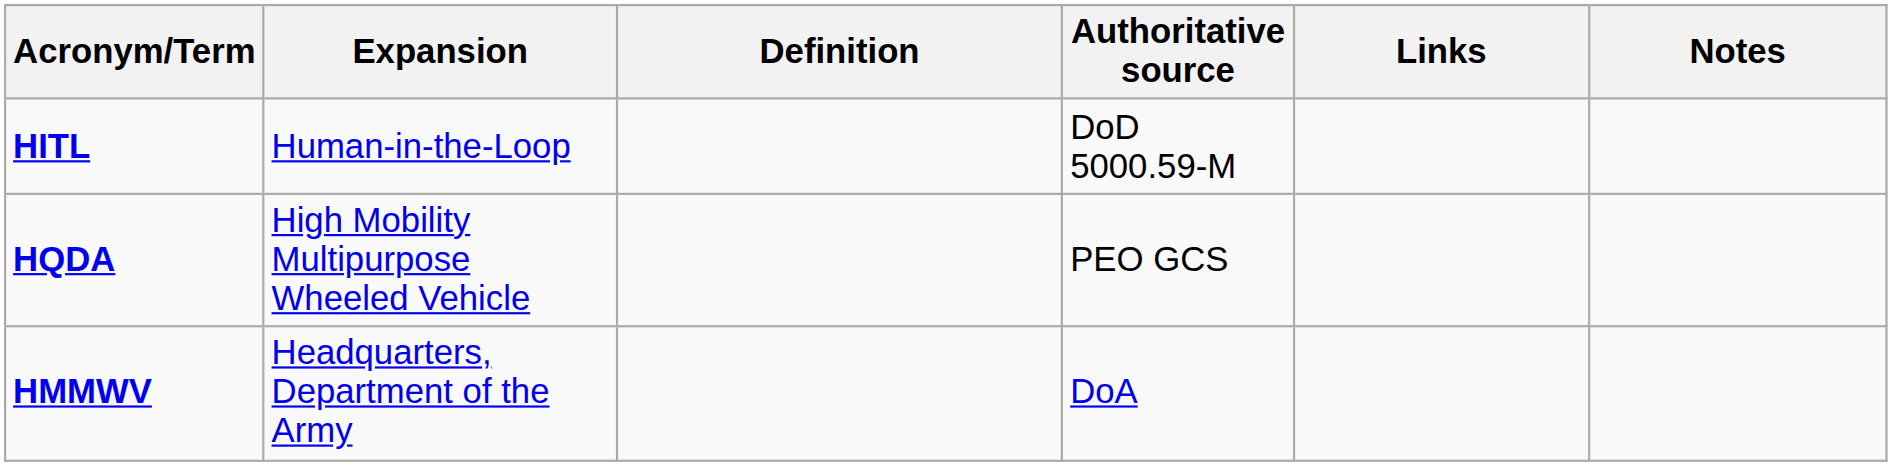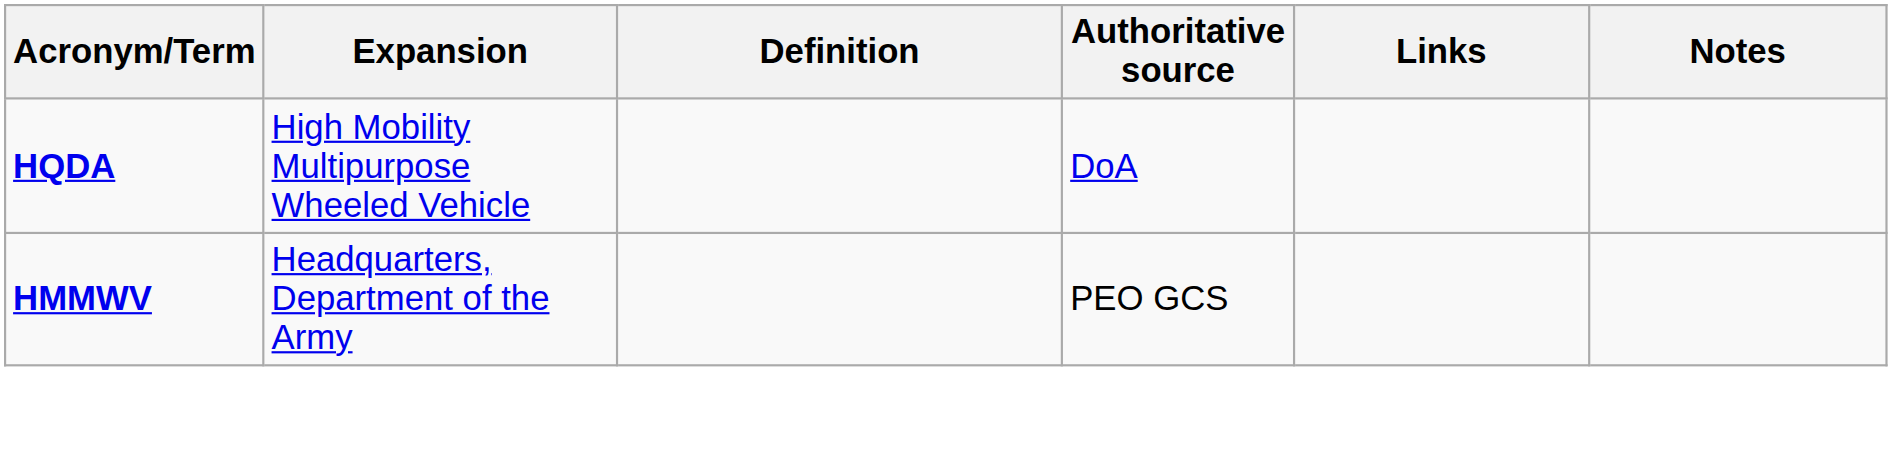- row: (52, 145)
(1149, 259) PEO GCS -> (1104, 165) DoA
(1104, 392) DoA -> (1149, 298) PEO GCS
